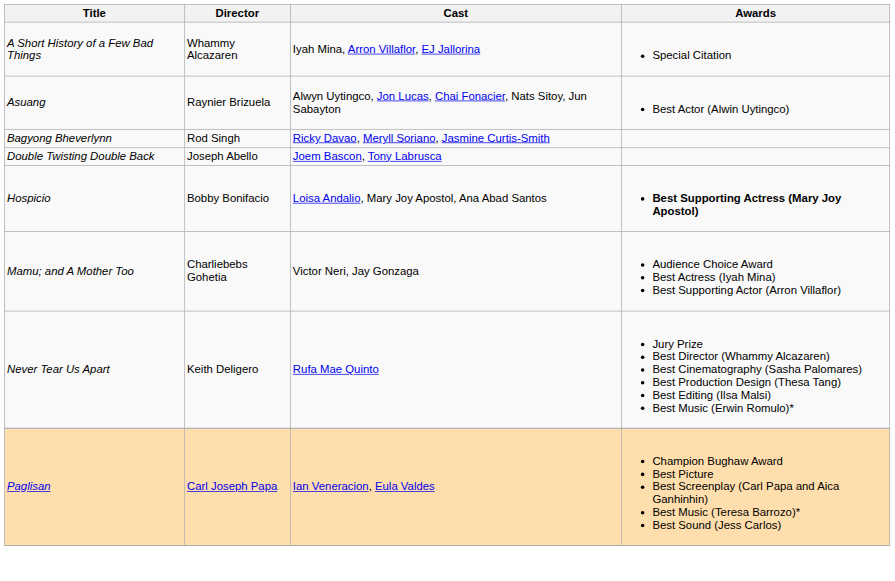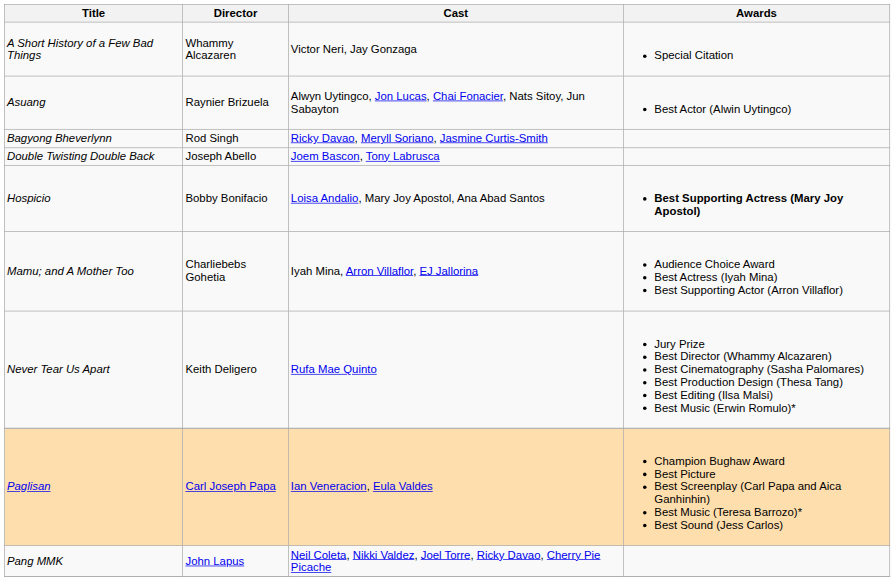(387, 49) Iyah Mina, Arron Villaflor, EJ Jallorina -> (354, 49) Victor Neri, Jay Gonzaga
(356, 271) Victor Neri, Jay Gonzaga -> (385, 271) Iyah Mina, Arron Villaflor, EJ Jallorina
+ row: (35, 561)
